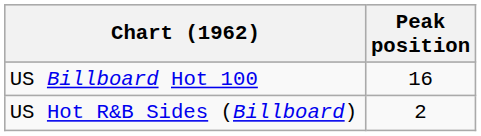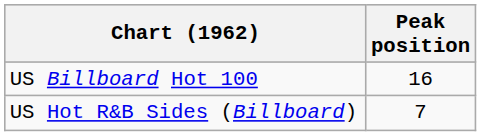(421, 113) 2 -> (421, 113) 7
